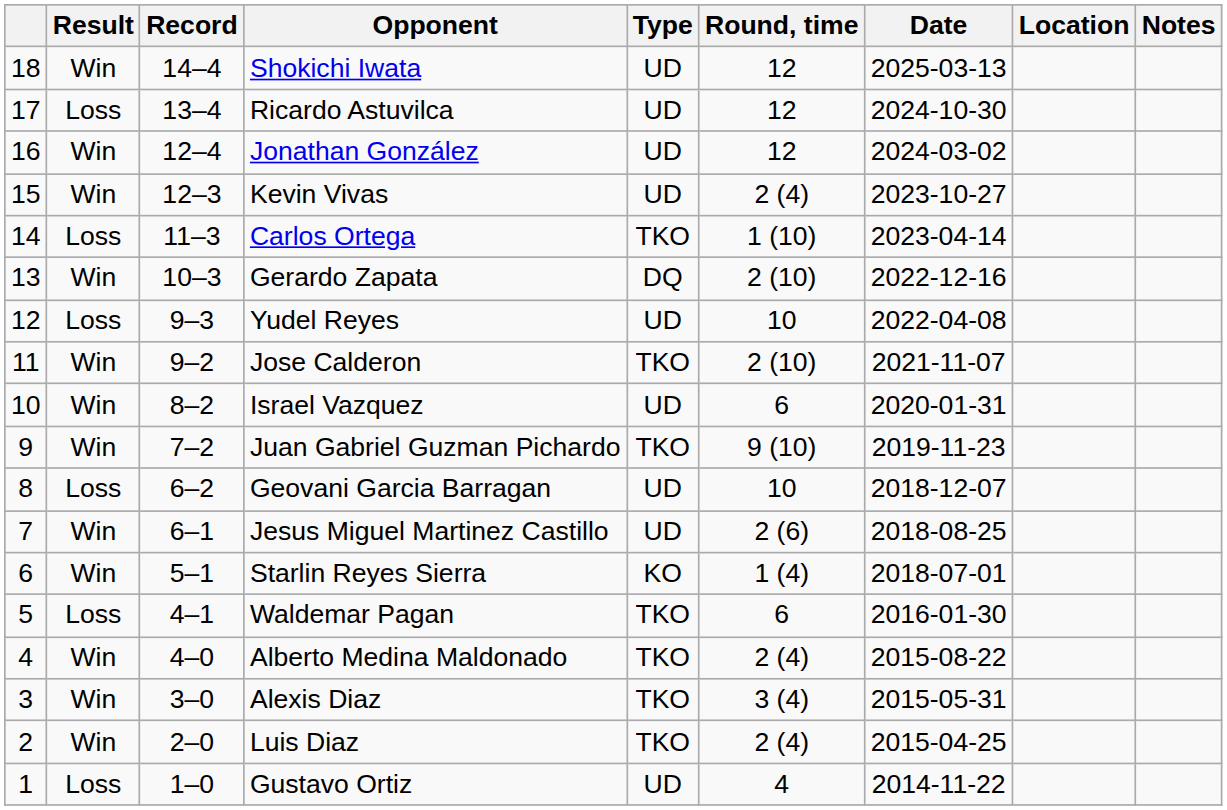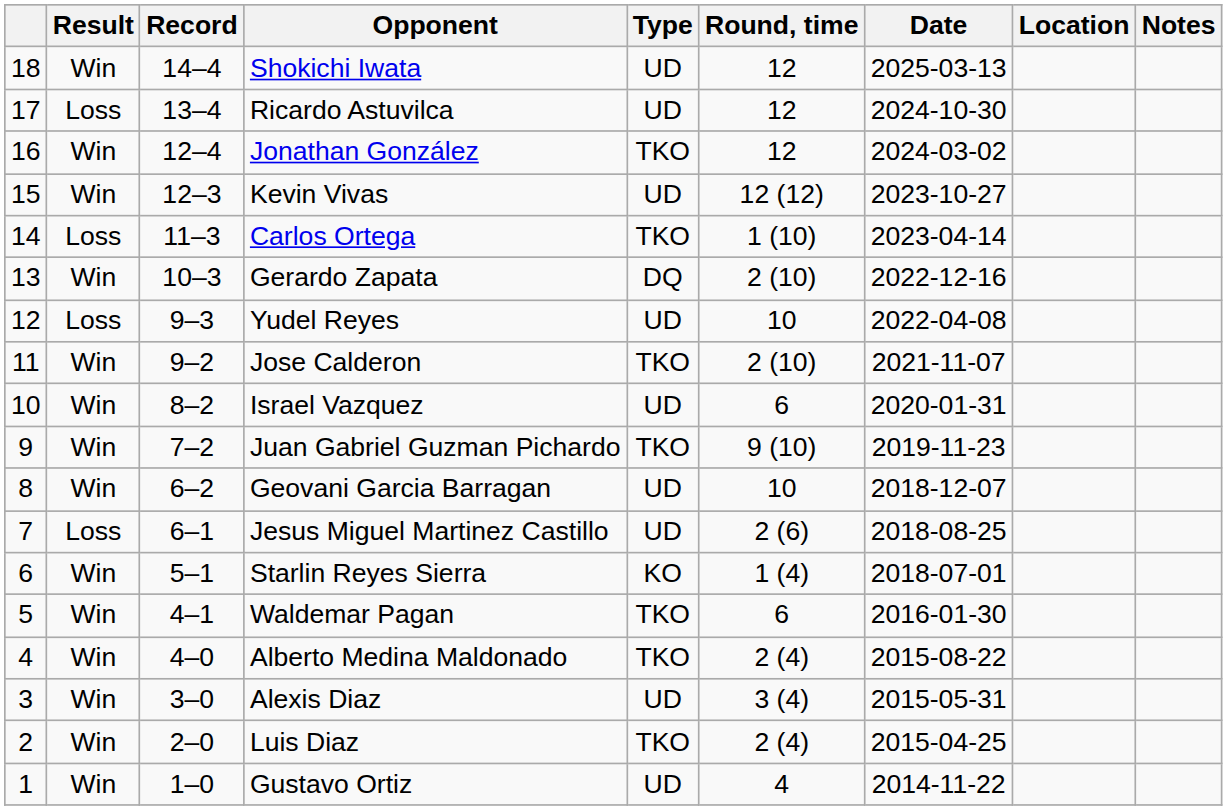(663, 151) UD -> (663, 151) TKO
(782, 194) 2 (4) -> (782, 194) 12 (12)
(93, 488) Loss -> (93, 488) Win
(93, 531) Win -> (93, 531) Loss
(93, 615) Loss -> (93, 615) Win
(663, 699) TKO -> (663, 699) UD
(93, 783) Loss -> (93, 783) Win
